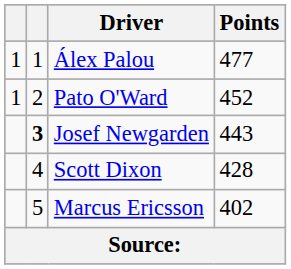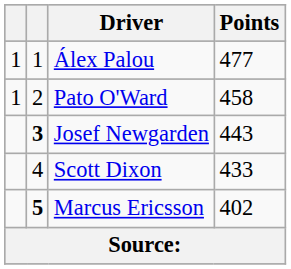(236, 96) 452 -> (236, 96) 458
(236, 170) 428 -> (236, 170) 433
(38, 207) normal -> (38, 207) bold
